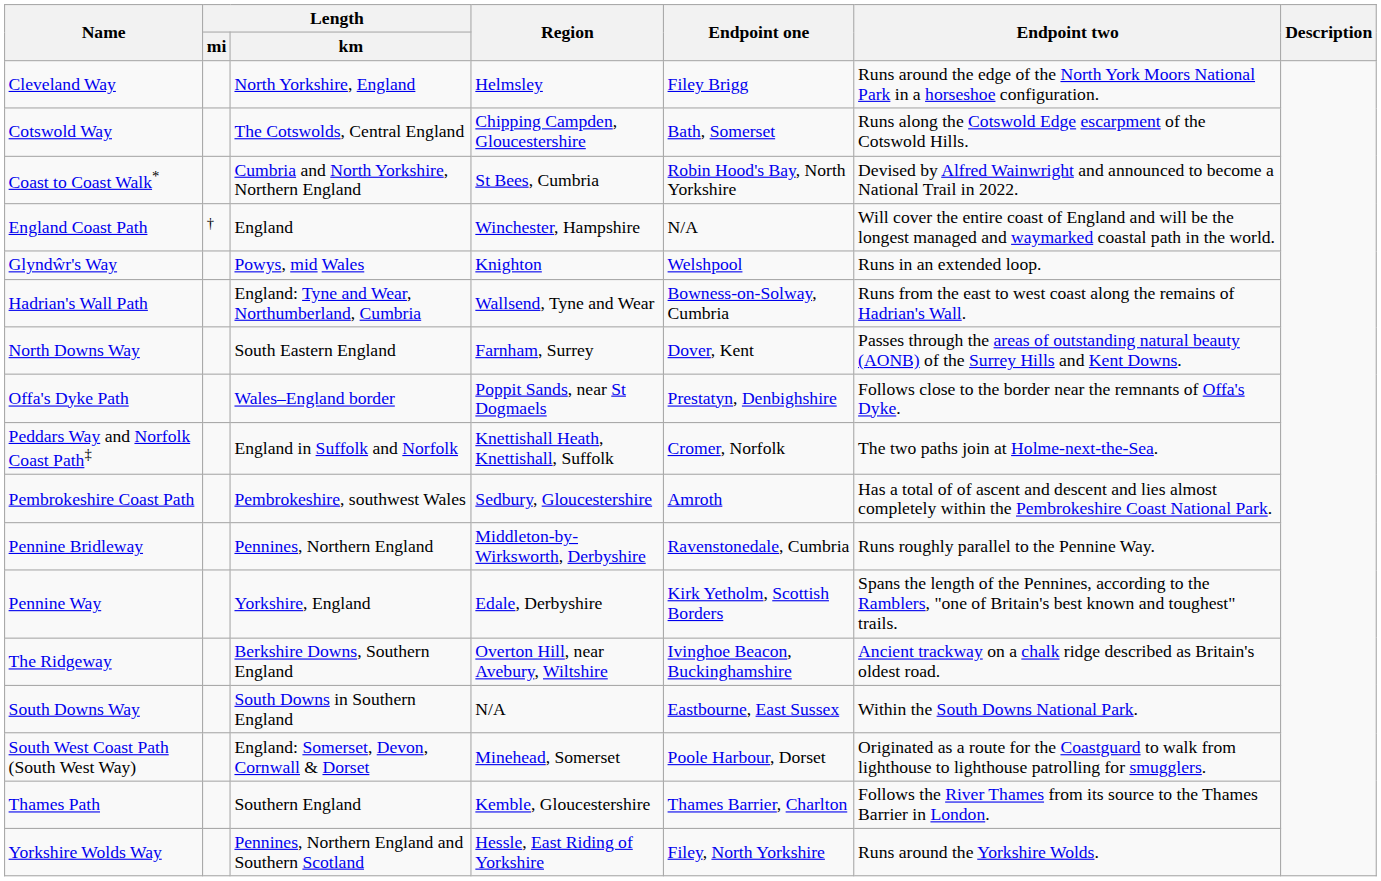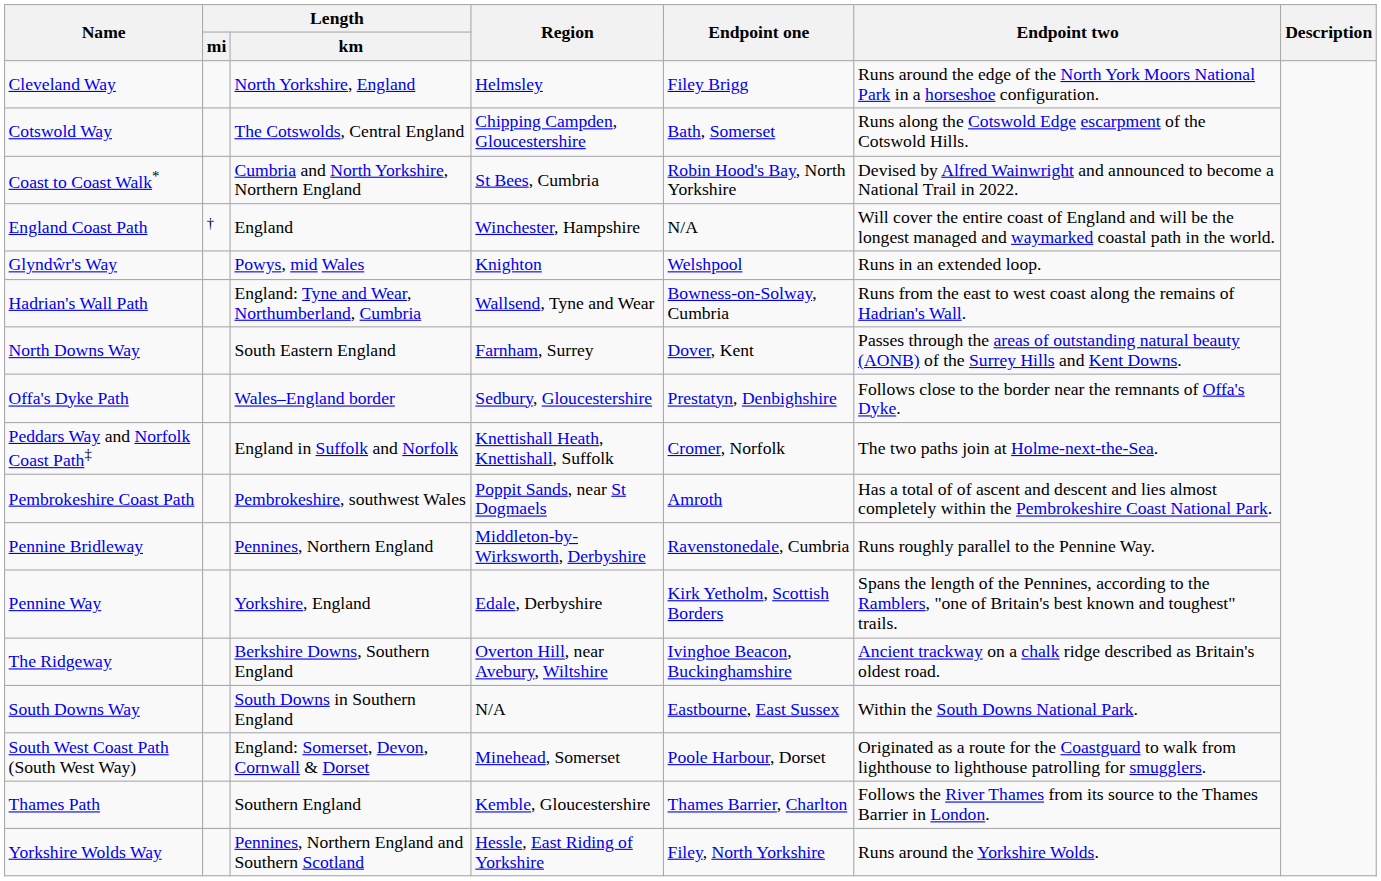(551, 398) Poppit Sands, near St Dogmaels -> (564, 398) Sedbury, Gloucestershire
(564, 498) Sedbury, Gloucestershire -> (551, 498) Poppit Sands, near St Dogmaels
